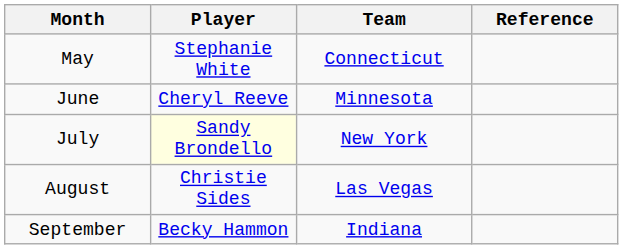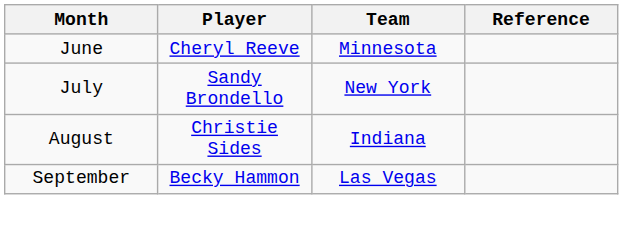- row: (78, 59)
(223, 139) lightyellow background -> (235, 89) no background
(384, 189) Las Vegas -> (388, 139) Indiana
(384, 229) Indiana -> (388, 179) Las Vegas
